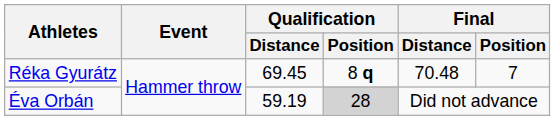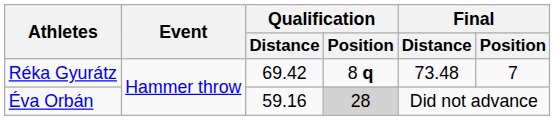(284, 73) 69.45 -> (284, 73) 69.42
(437, 73) 70.48 -> (437, 73) 73.48
(284, 101) 59.19 -> (284, 101) 59.16
